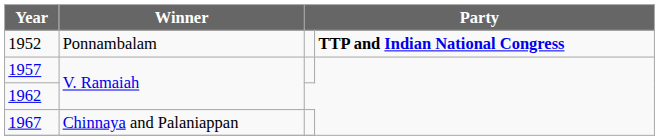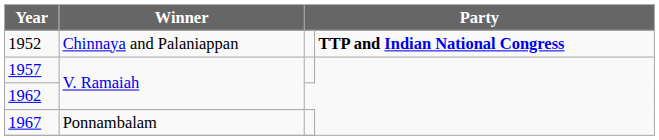(110, 43) Ponnambalam -> (151, 43) Chinnaya and Palaniappan
(151, 122) Chinnaya and Palaniappan -> (110, 122) Ponnambalam
